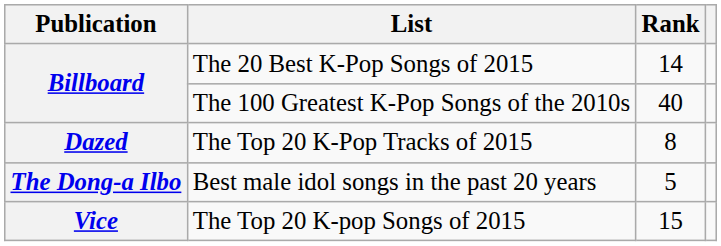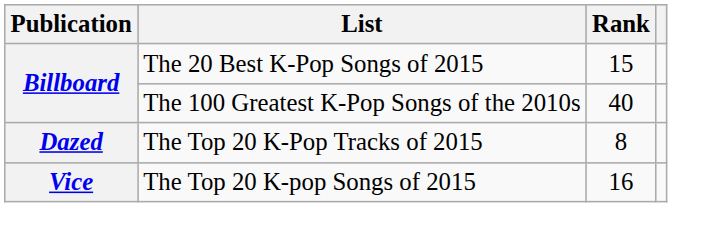(671, 63) 14 -> (621, 63) 15
- row: (395, 181)
(671, 220) 15 -> (621, 181) 16
